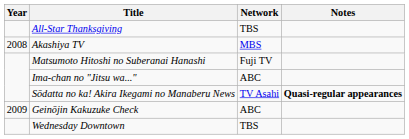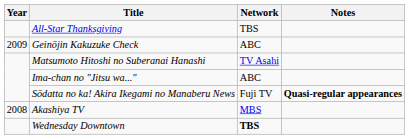rows swapped: (58, 45) <-> (85, 110)
(256, 61) Fuji TV -> (259, 61) TV Asahi
(259, 93) TV Asahi -> (256, 93) Fuji TV
(249, 126) normal -> (249, 126) bold
